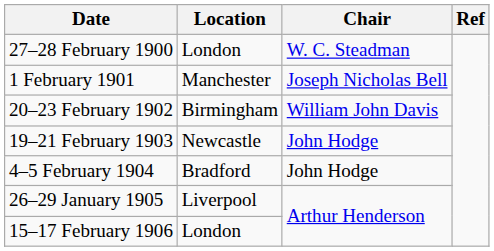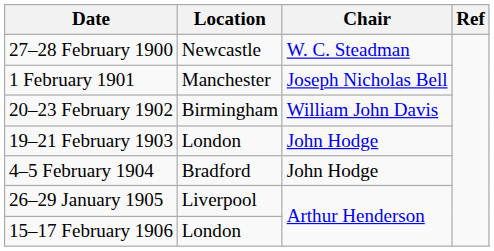(211, 49) London -> (221, 49) Newcastle
(221, 140) Newcastle -> (211, 140) London
